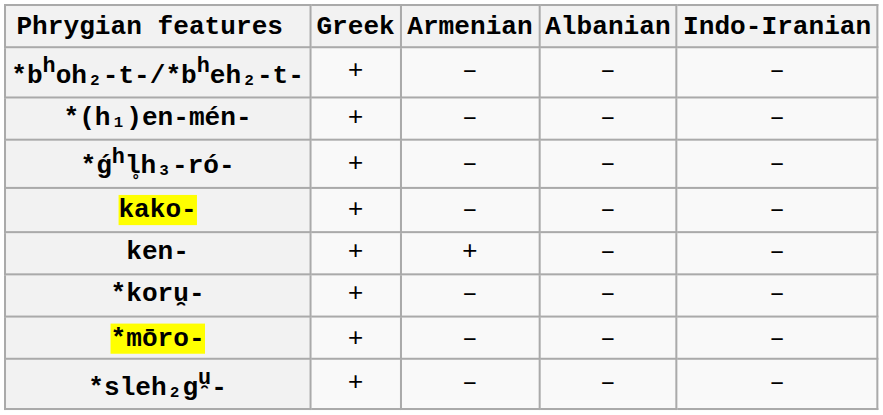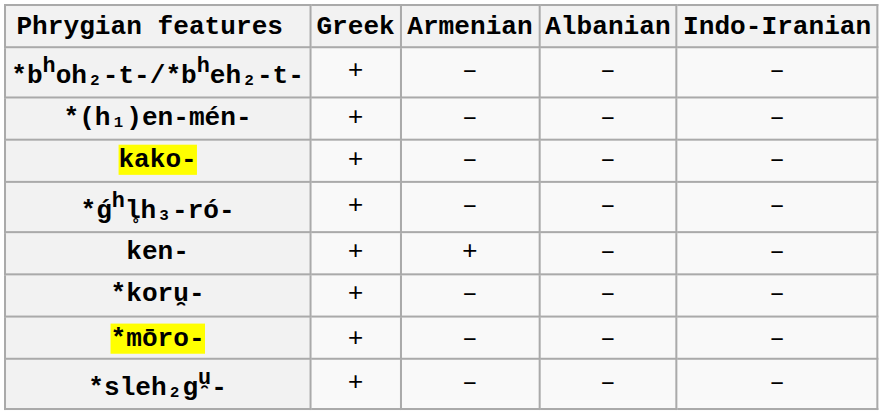rows swapped: (158, 164) <-> (158, 210)
